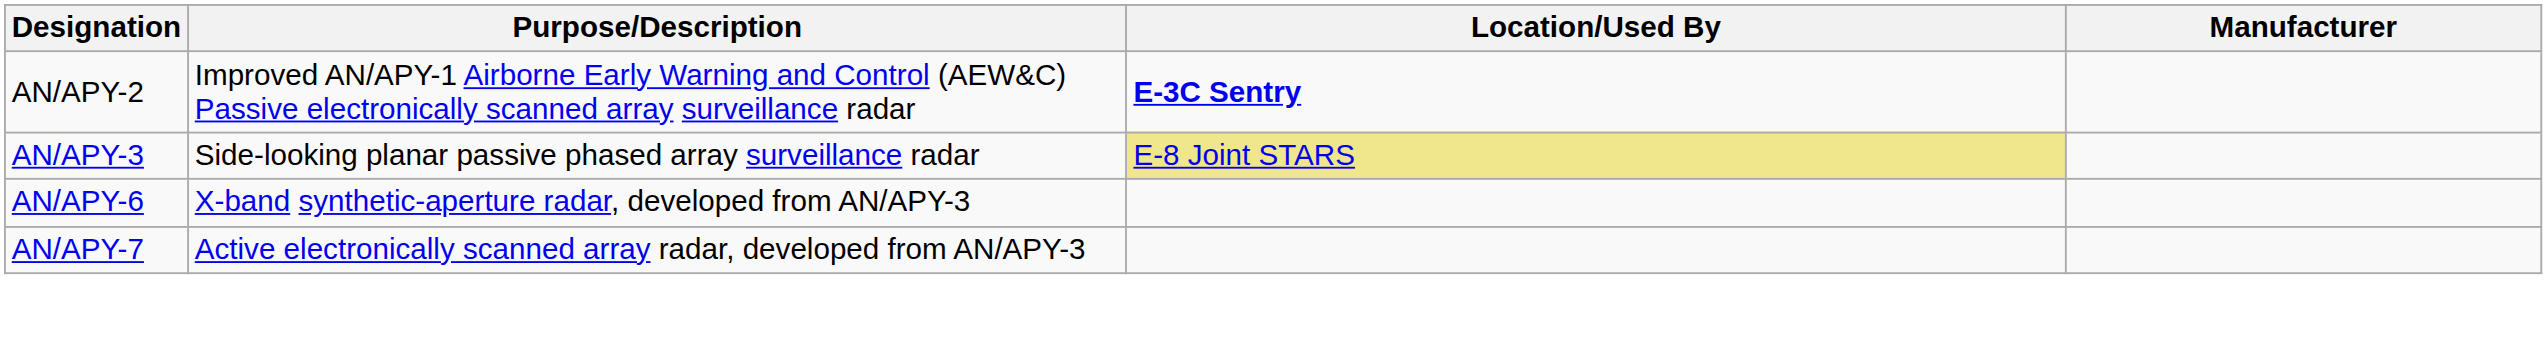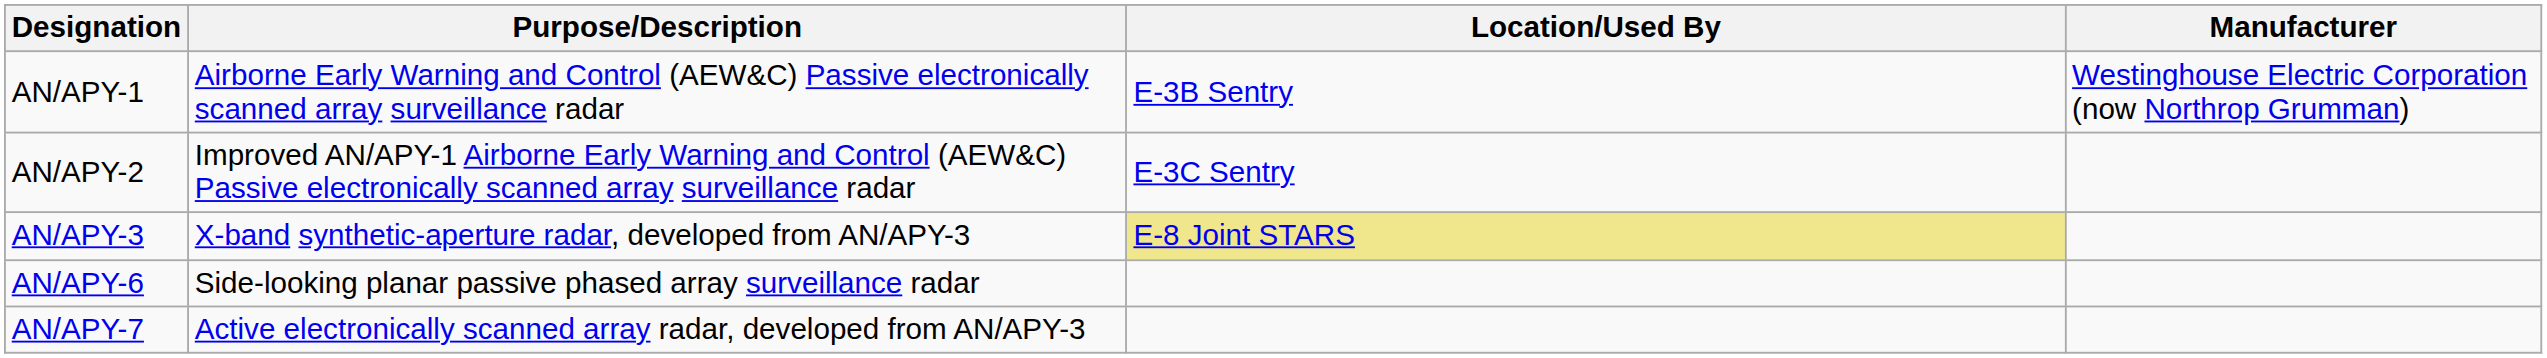+ row: (78, 91)
(1217, 91) bold -> (1214, 171) normal
(587, 155) Side-looking planar passive phased array surveillance radar -> (583, 235) X-band synthetic-aperture radar, developed from AN/APY-3
(583, 202) X-band synthetic-aperture radar, developed from AN/APY-3 -> (587, 282) Side-looking planar passive phased array surveillance radar
